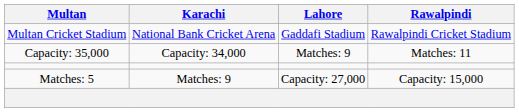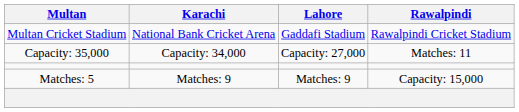(323, 53) Matches: 9 -> (323, 53) Capacity: 27,000
(323, 78) Capacity: 27,000 -> (323, 78) Matches: 9
